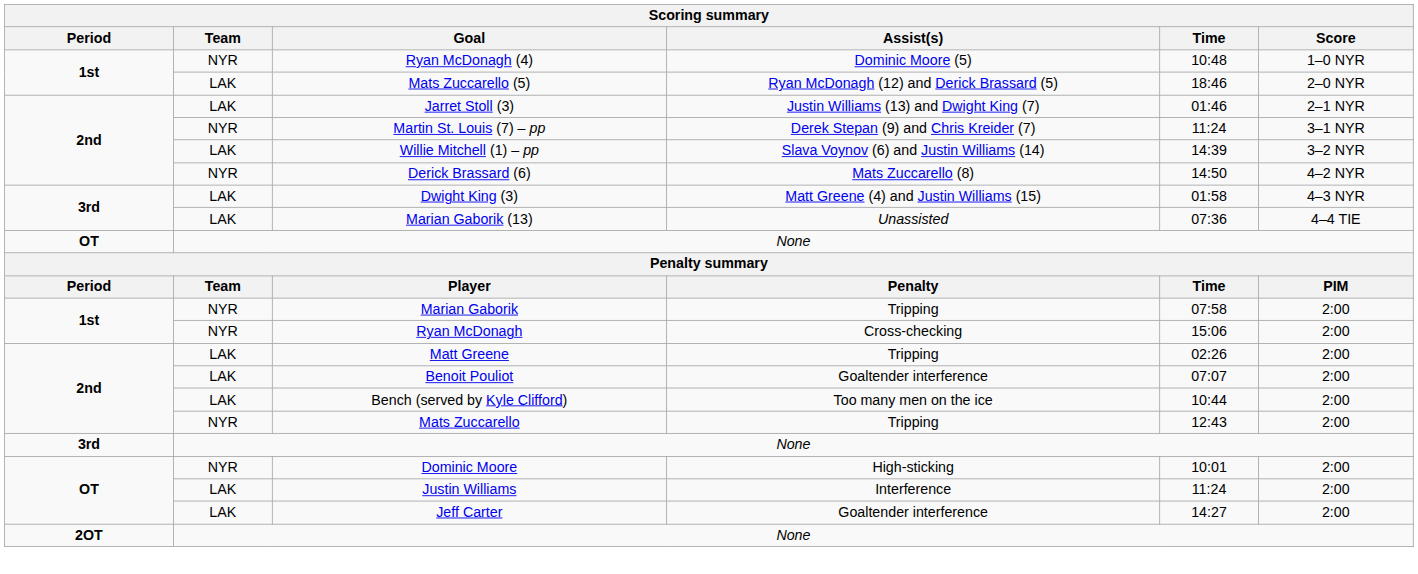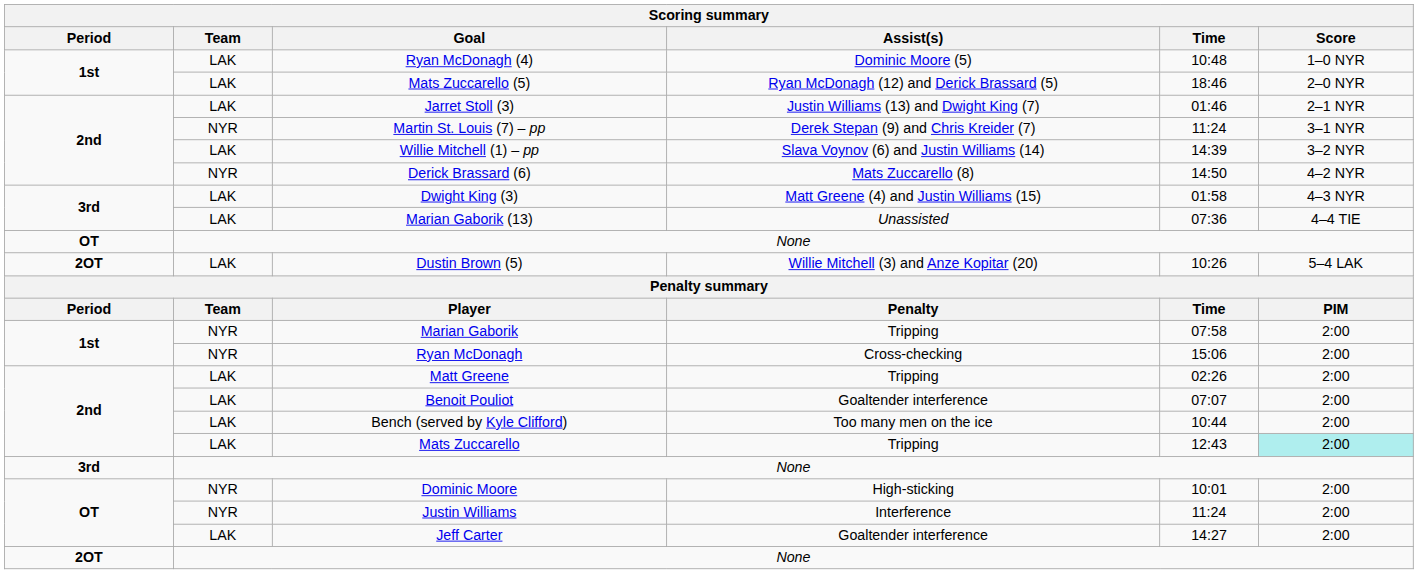(223, 60) NYR -> (223, 60) LAK
+ row: (89, 264)
(223, 422) NYR -> (223, 444) LAK
(1336, 422) no background -> (1336, 444) paleturquoise background
(223, 490) LAK -> (223, 512) NYR
